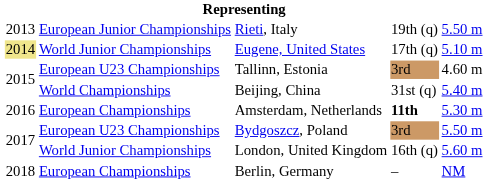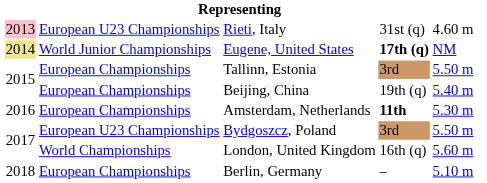(20, 29) no background -> (20, 29) pink background
(135, 29) European Junior Championships -> (129, 29) European U23 Championships
(414, 29) 19th (q) -> (402, 29) 31st (q)
(462, 29) 5.50 m -> (453, 29) 4.60 m
(414, 49) normal -> (404, 49) bold
(462, 49) 5.10 m -> (444, 49) NM
(129, 69) European U23 Championships -> (115, 69) European Championships
(462, 69) 4.60 m -> (453, 69) 5.50 m
(105, 90) World Championships -> (115, 90) European Championships
(414, 90) 31st (q) -> (403, 90) 19th (q)
(125, 150) World Junior Championships -> (105, 150) World Championships
(453, 171) NM -> (453, 171) 5.10 m
